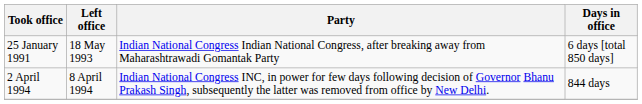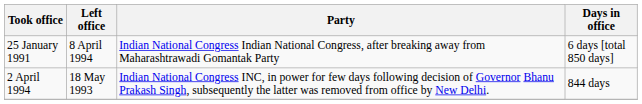(87, 51) 18 May 1993 -> (86, 51) 8 April 1994
(86, 83) 8 April 1994 -> (87, 83) 18 May 1993
